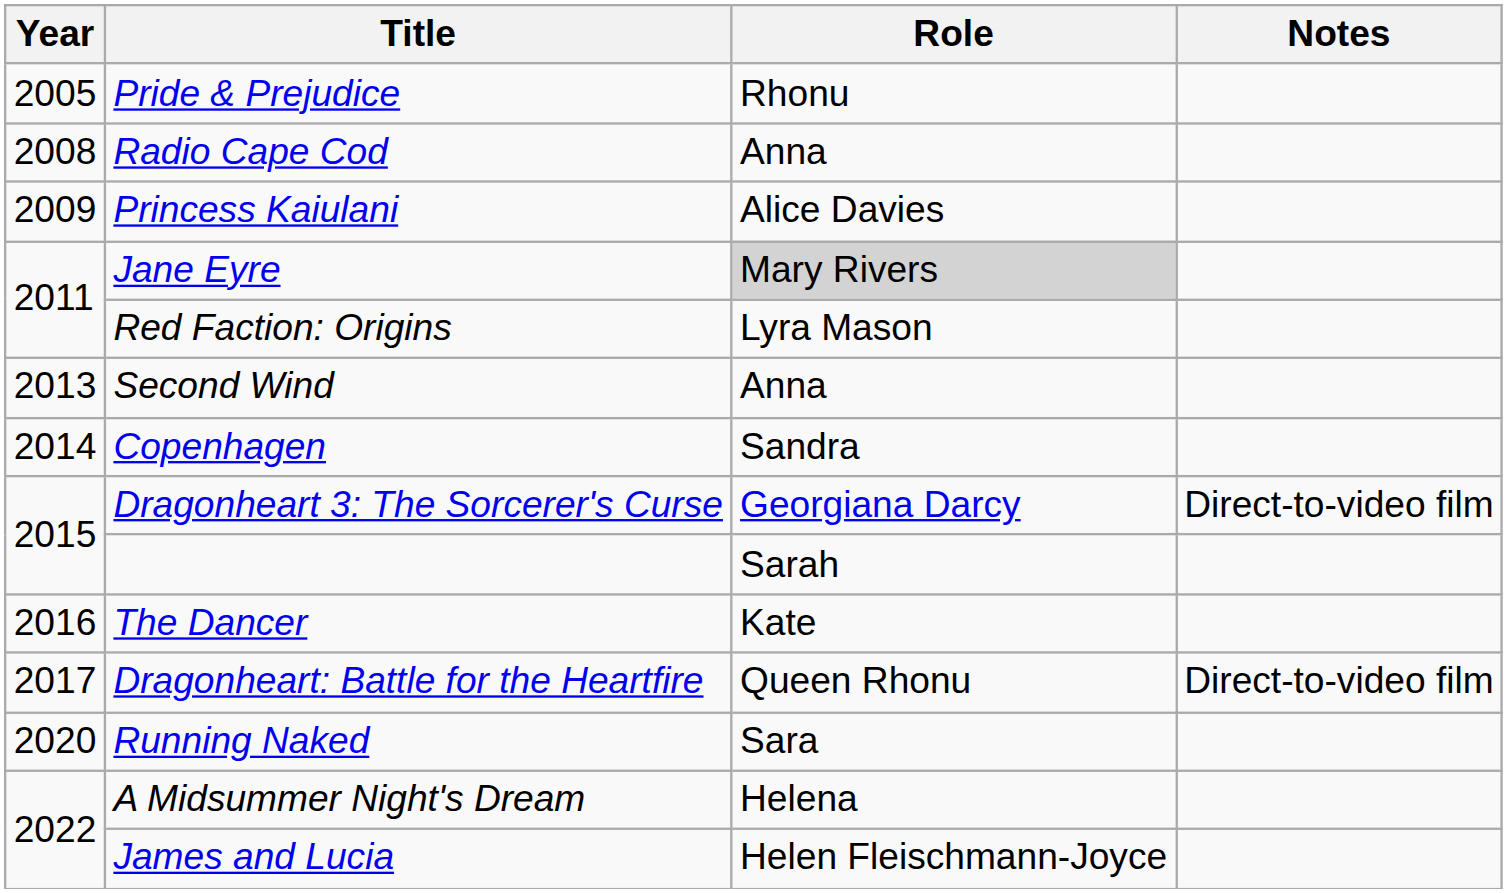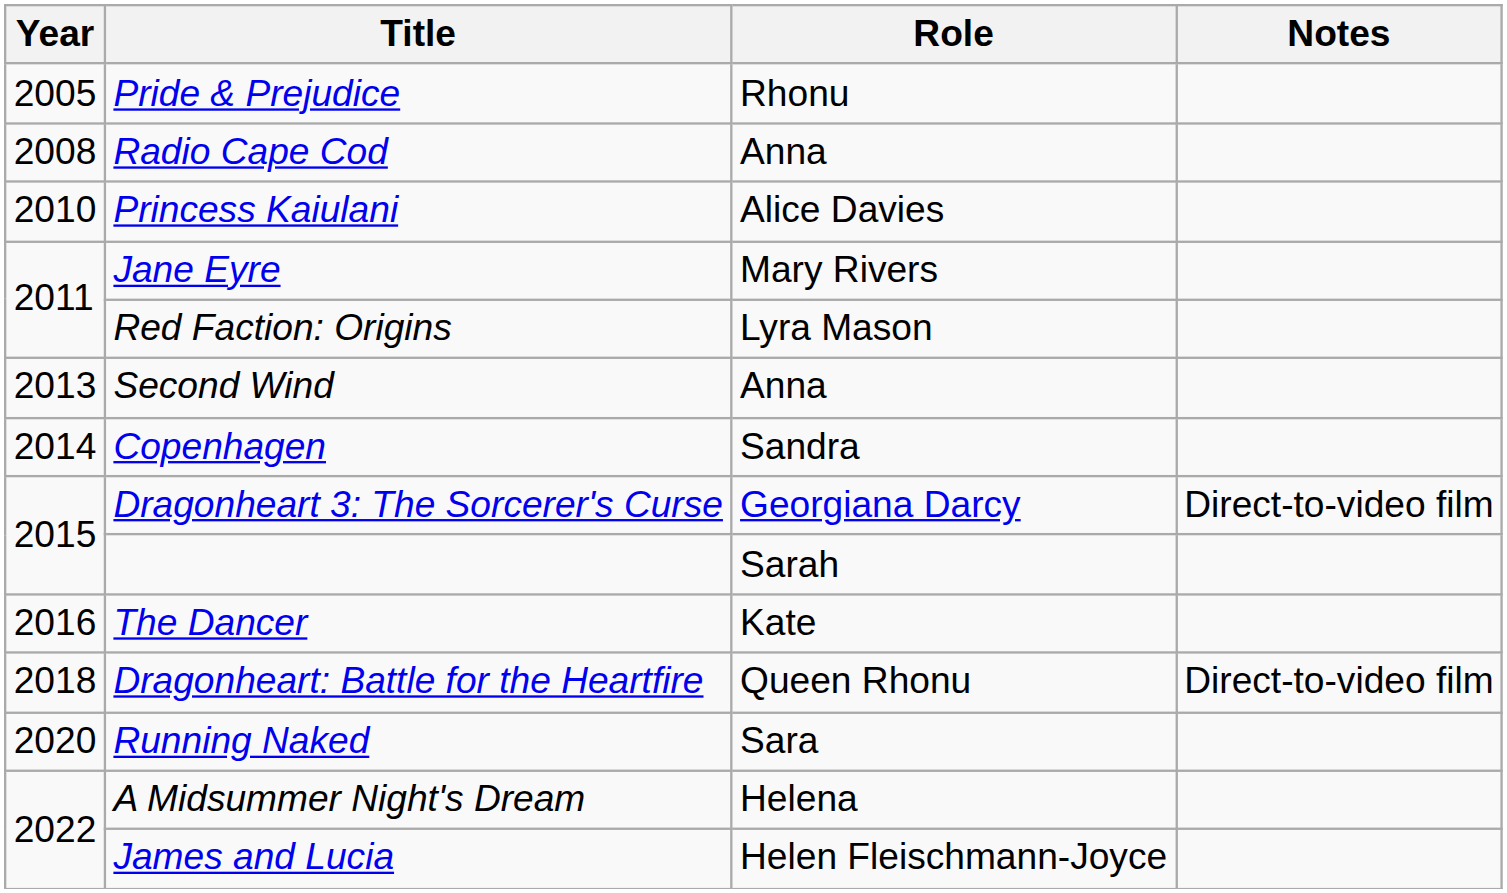(55, 210) 2009 -> (55, 210) 2010
(839, 269) lightgrey background -> (839, 269) no background
(55, 681) 2017 -> (55, 681) 2018
